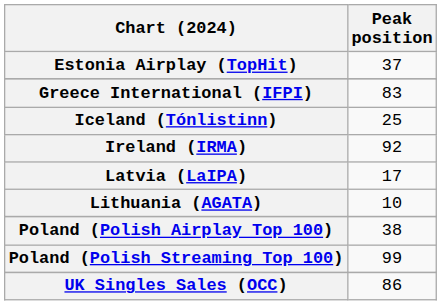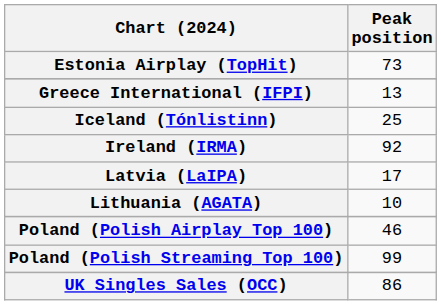(392, 65) 37 -> (392, 65) 73
(392, 93) 83 -> (392, 93) 13
(392, 231) 38 -> (392, 231) 46
